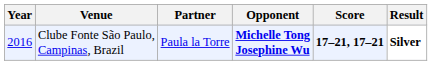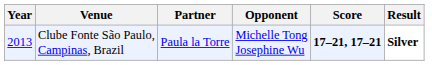(20, 42) 2016 -> (20, 42) 2013
(273, 42) bold -> (271, 42) normal
